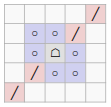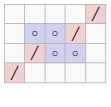- row: (35, 53)
